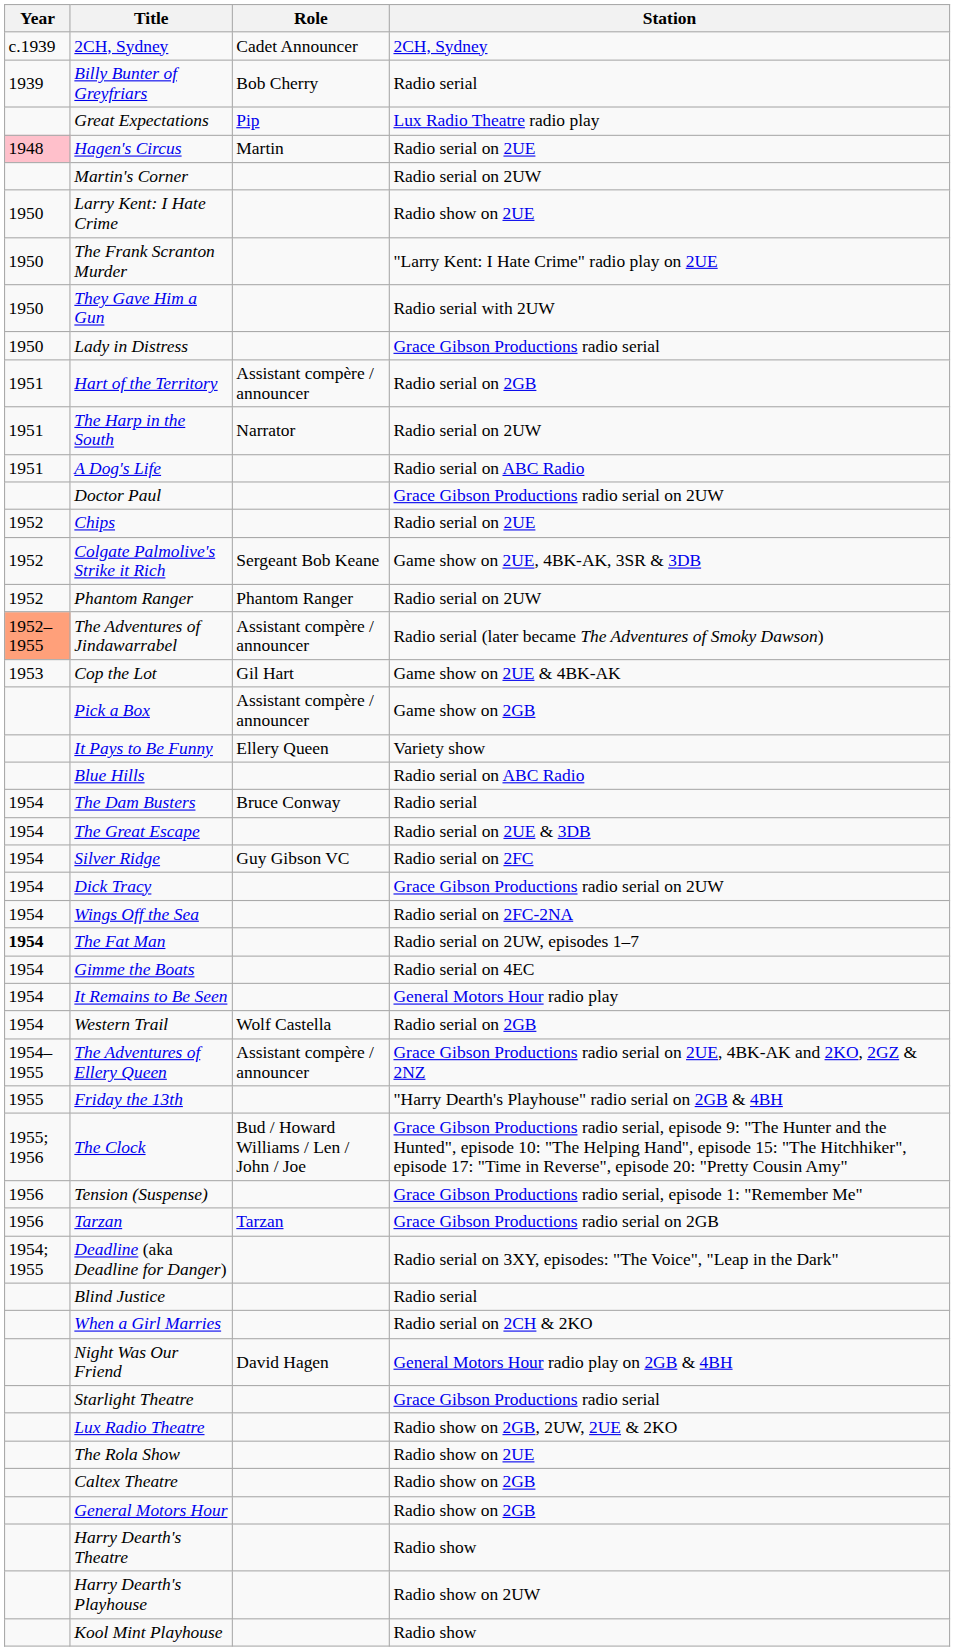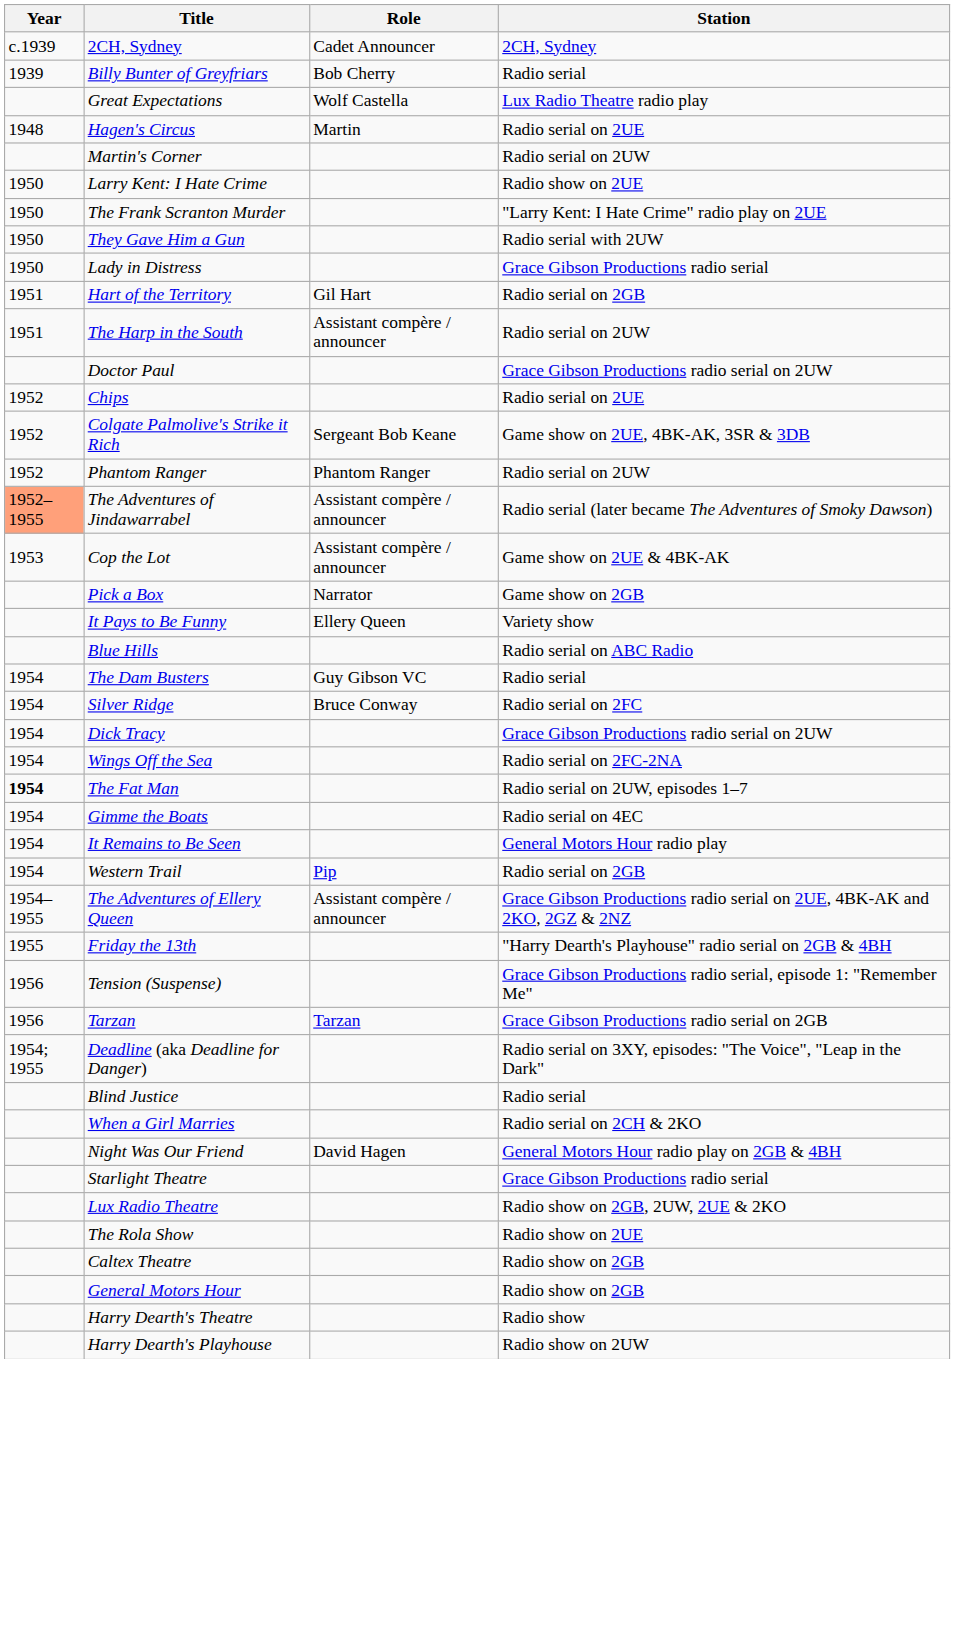(248, 120) Pip -> (361, 101) Wolf Castella
(26, 148) pink background -> (26, 128) no background
(305, 383) Assistant compère / announcer -> (342, 294) Gil Hart
(266, 430) Narrator -> (382, 332) Assistant compère / announcer
- row: (118, 467)
(265, 673) Gil Hart -> (382, 557) Assistant compère / announcer
(305, 710) Assistant compère / announcer -> (343, 594) Narrator
(288, 803) Bruce Conway -> (370, 677) Guy Gibson VC
- row: (137, 831)
(293, 858) Guy Gibson VC -> (365, 705) Bruce Conway
(284, 1024) Wolf Castella -> (325, 871) Pip
- row: (110, 1146)
- row: (148, 1632)
